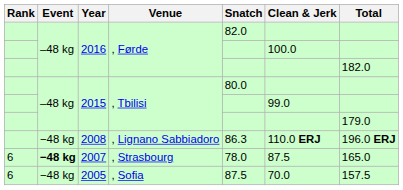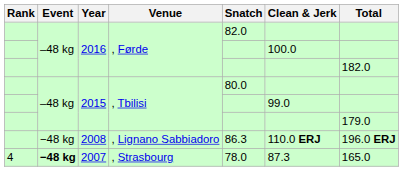(10, 157) 6 -> (10, 157) 4
(279, 157) 87.5 -> (279, 157) 87.3
- row: (94, 175)
